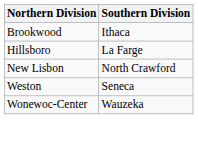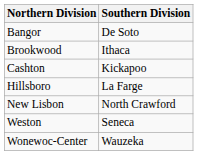+ row: (24, 31)
+ row: (26, 68)
